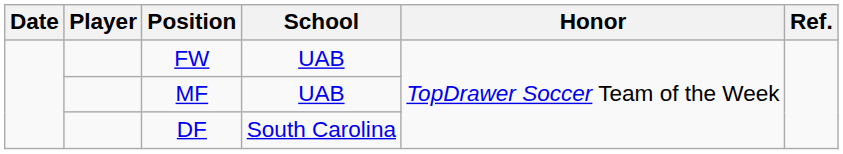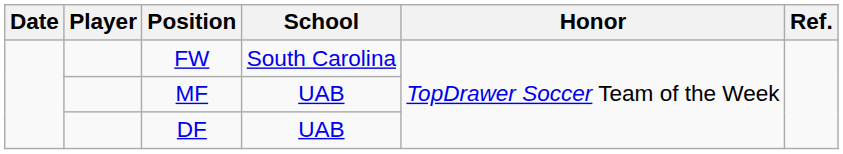(321, 58) UAB -> (321, 58) South Carolina
(321, 129) South Carolina -> (321, 129) UAB
